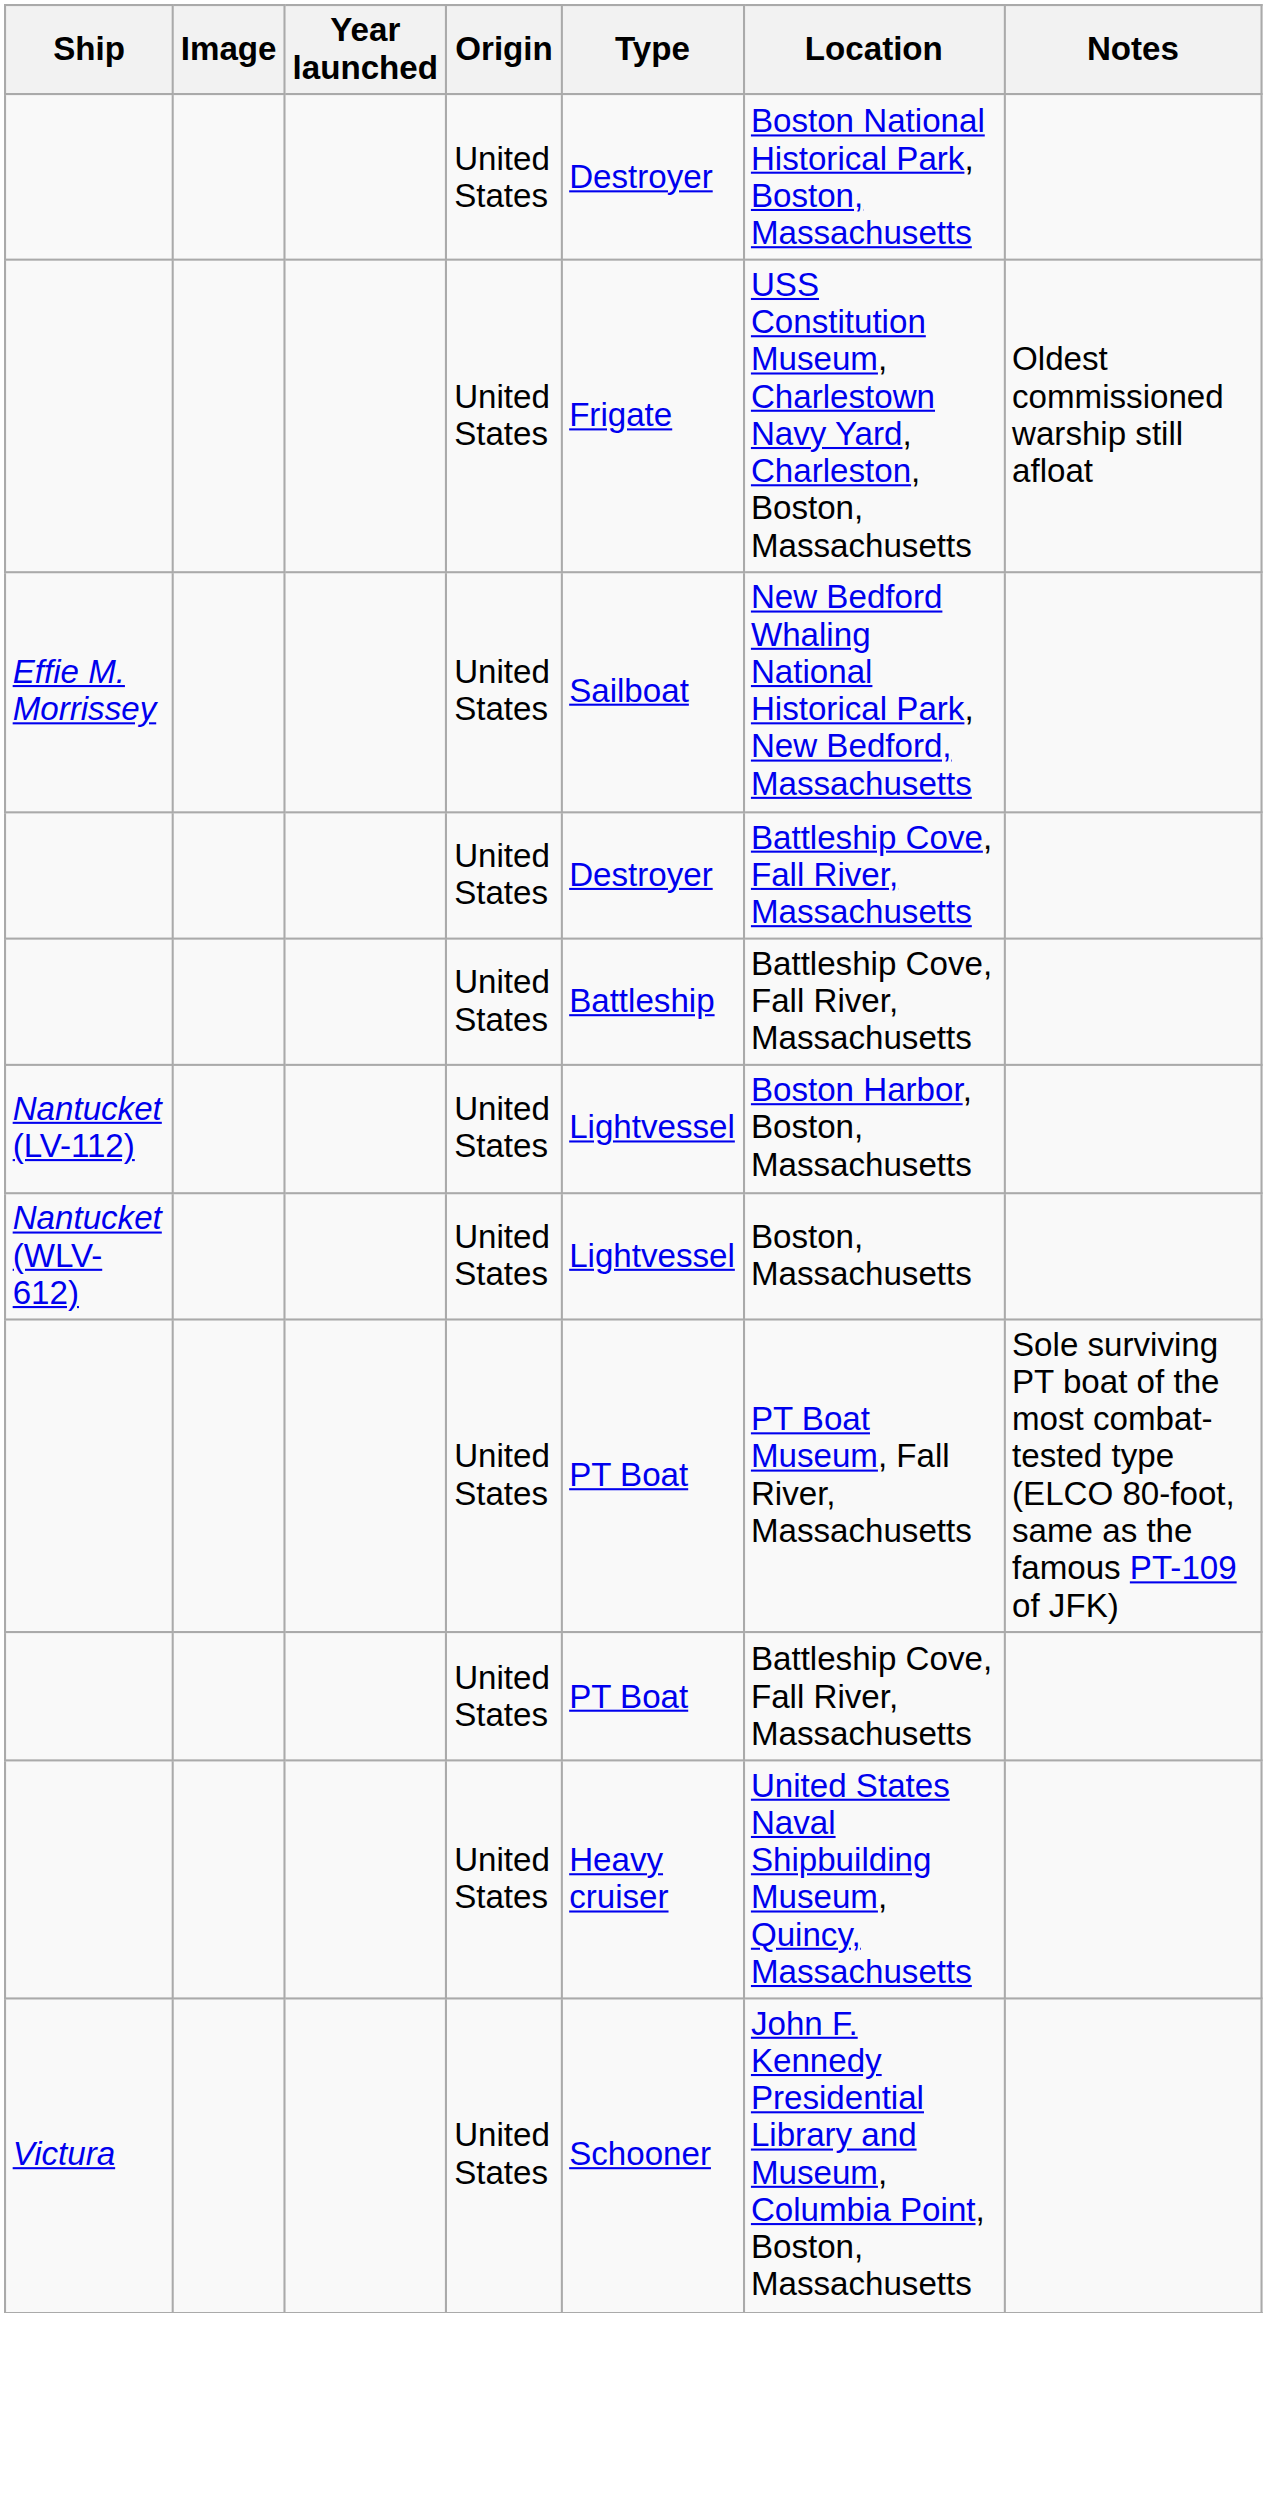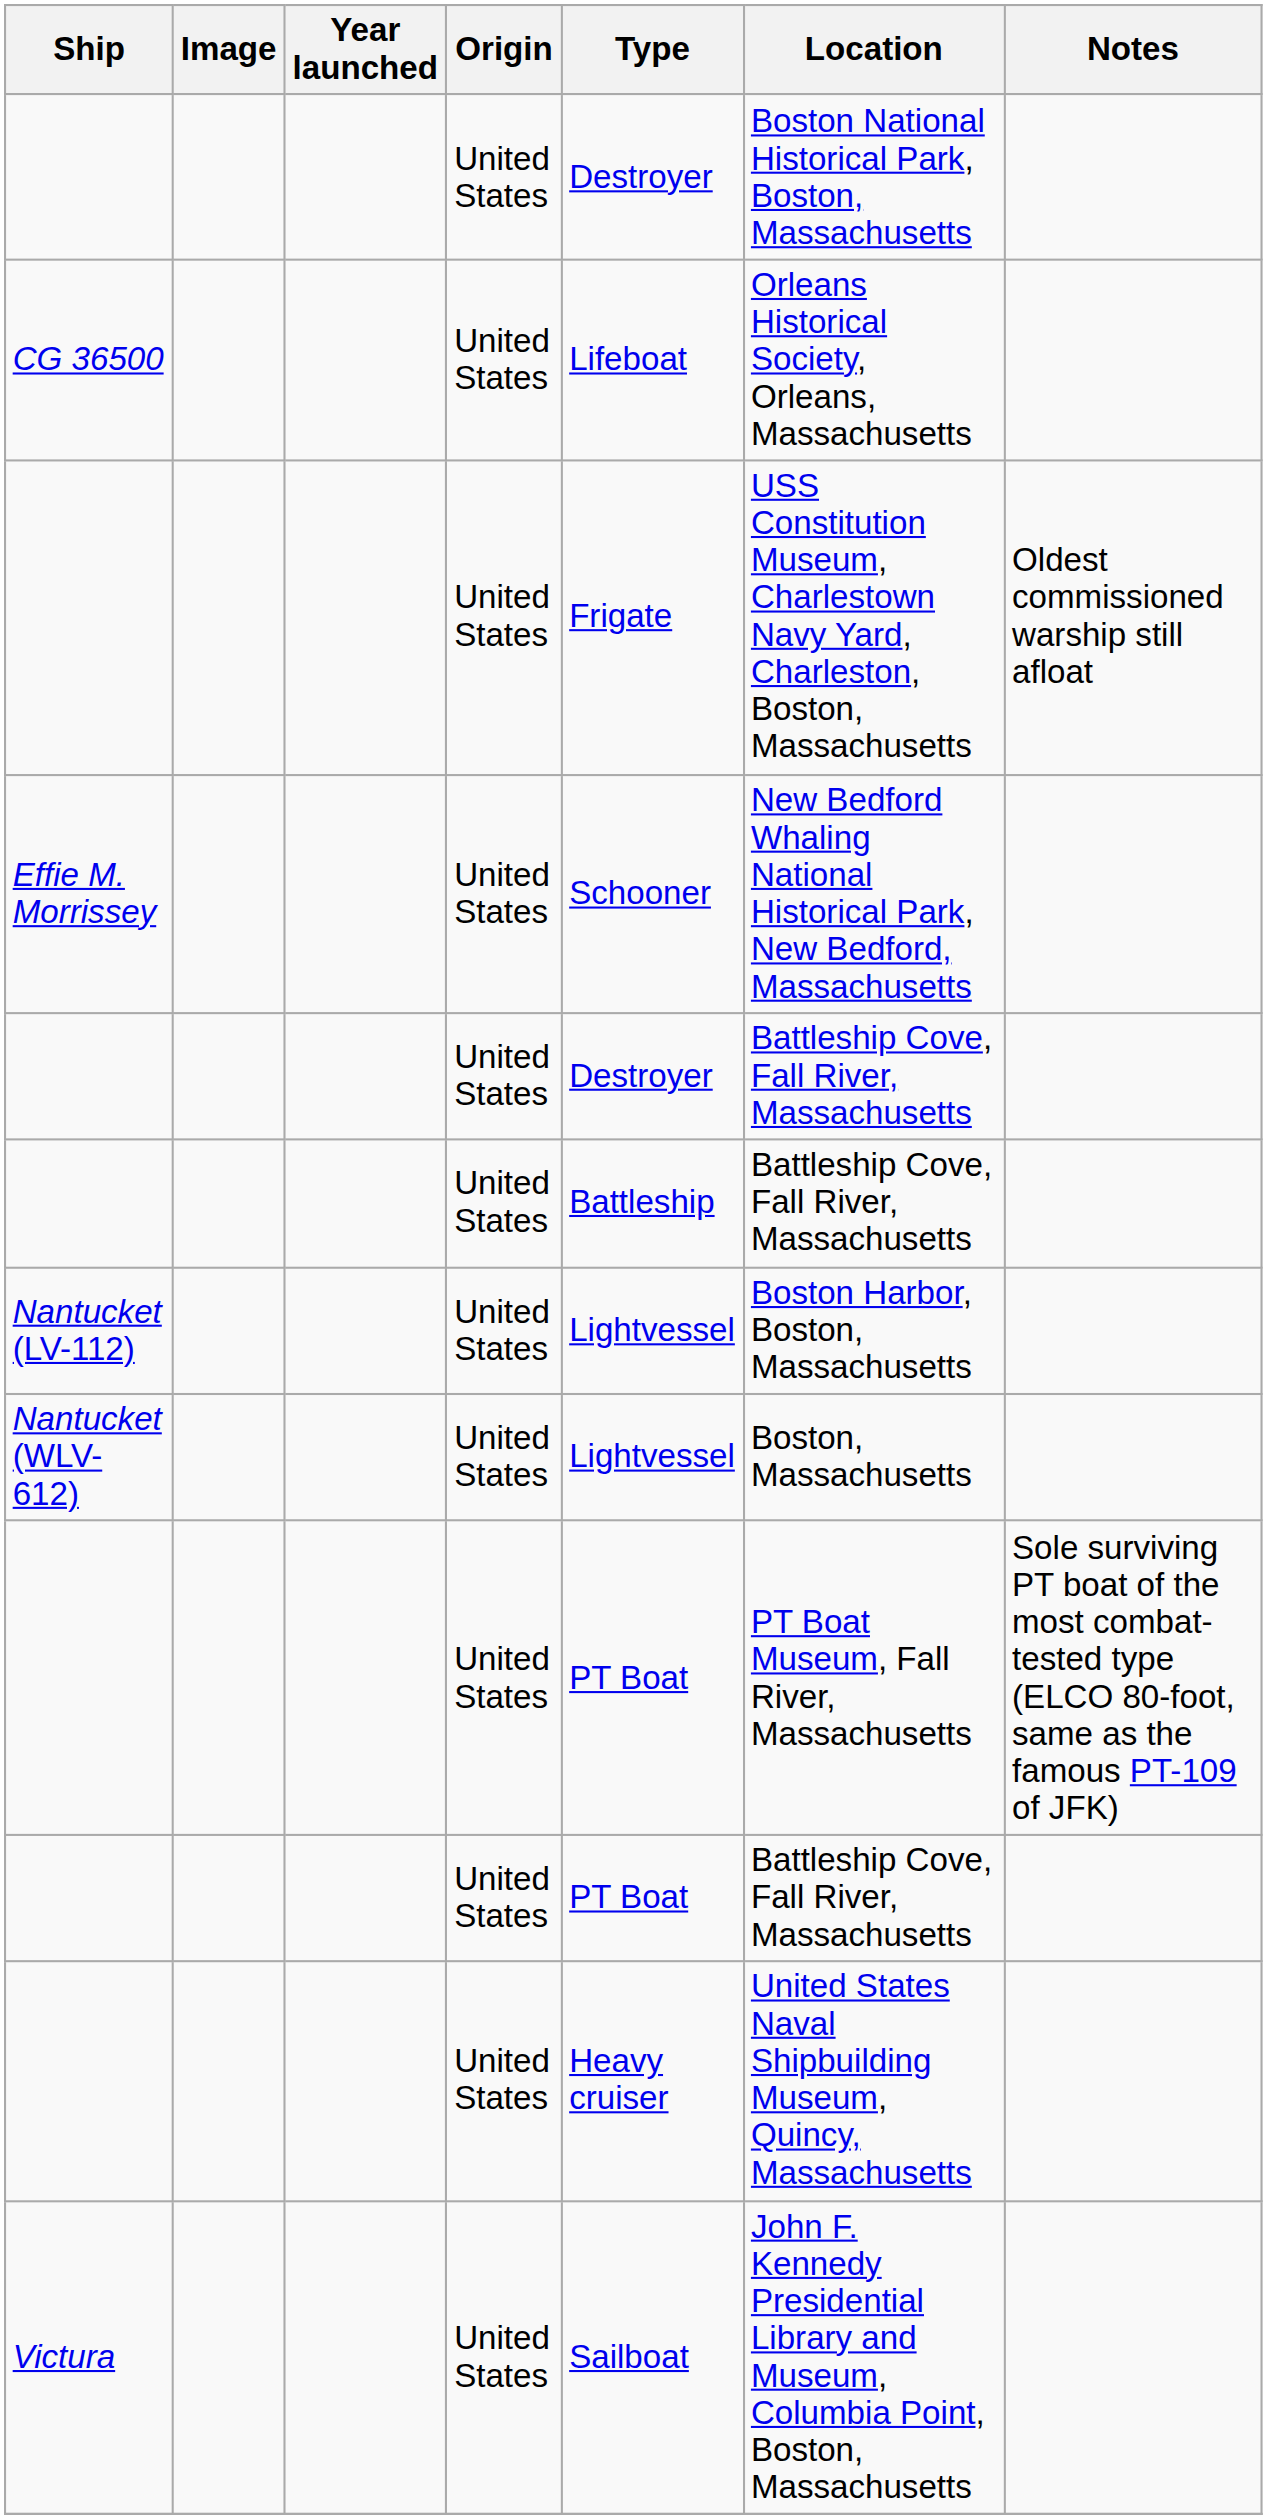+ row: (88, 359)
(629, 691) Sailboat -> (640, 892) Schooner
(640, 2154) Schooner -> (629, 2356) Sailboat
